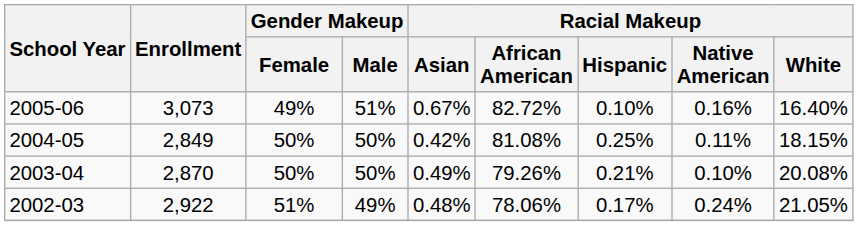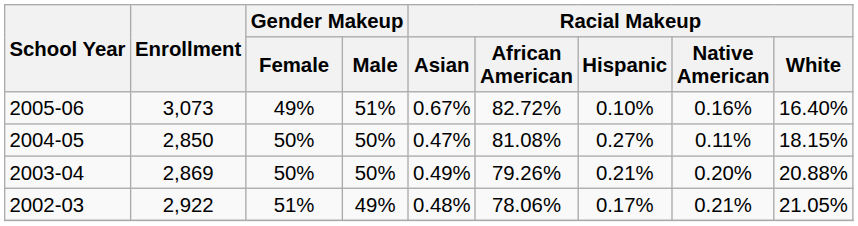(188, 140) 2,849 -> (188, 140) 2,850
(442, 140) 0.42% -> (442, 140) 0.47%
(625, 140) 0.25% -> (625, 140) 0.27%
(188, 173) 2,870 -> (188, 173) 2,869
(723, 173) 0.10% -> (723, 173) 0.20%
(813, 173) 20.08% -> (813, 173) 20.88%
(723, 205) 0.24% -> (723, 205) 0.21%
